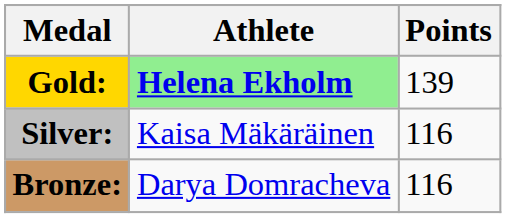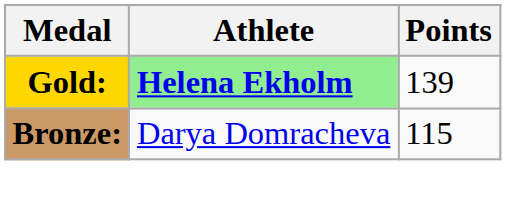- row: (67, 133)
(429, 184) 116 -> (429, 133) 115
